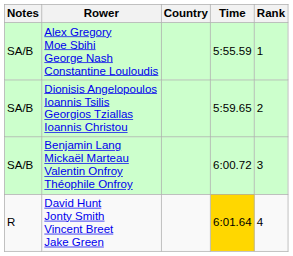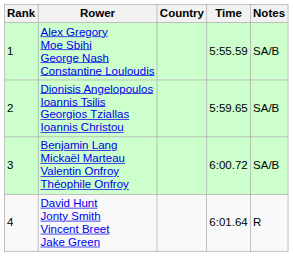columns swapped: (271, 13) <-> (23, 13)
(232, 222) gold background -> (228, 222) no background
